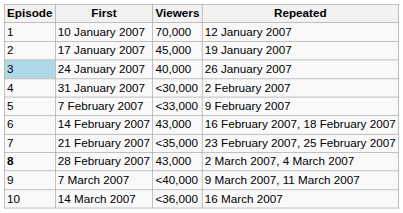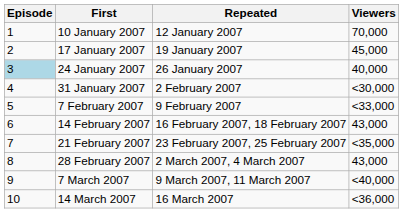columns swapped: (300, 13) <-> (177, 13)
(10, 161) bold -> (10, 161) normal
